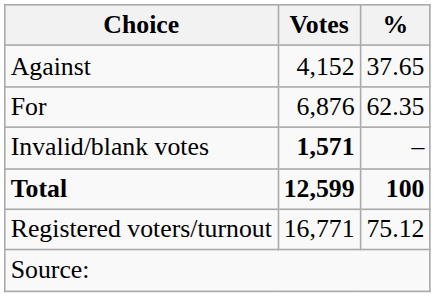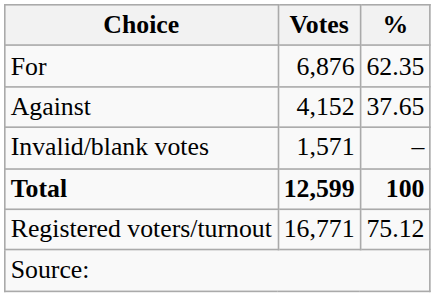rows swapped: (29, 106) <-> (51, 65)
(326, 147) bold -> (326, 147) normal
